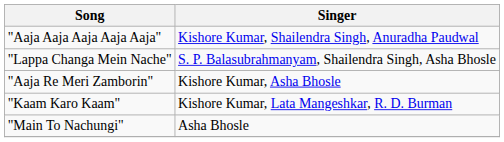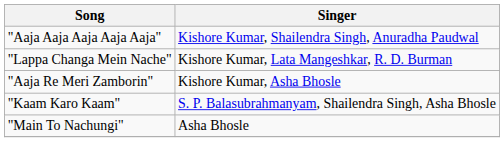(337, 59) S. P. Balasubrahmanyam, Shailendra Singh, Asha Bhosle -> (315, 59) Kishore Kumar, Lata Mangeshkar, R. D. Burman
(315, 103) Kishore Kumar, Lata Mangeshkar, R. D. Burman -> (337, 103) S. P. Balasubrahmanyam, Shailendra Singh, Asha Bhosle
